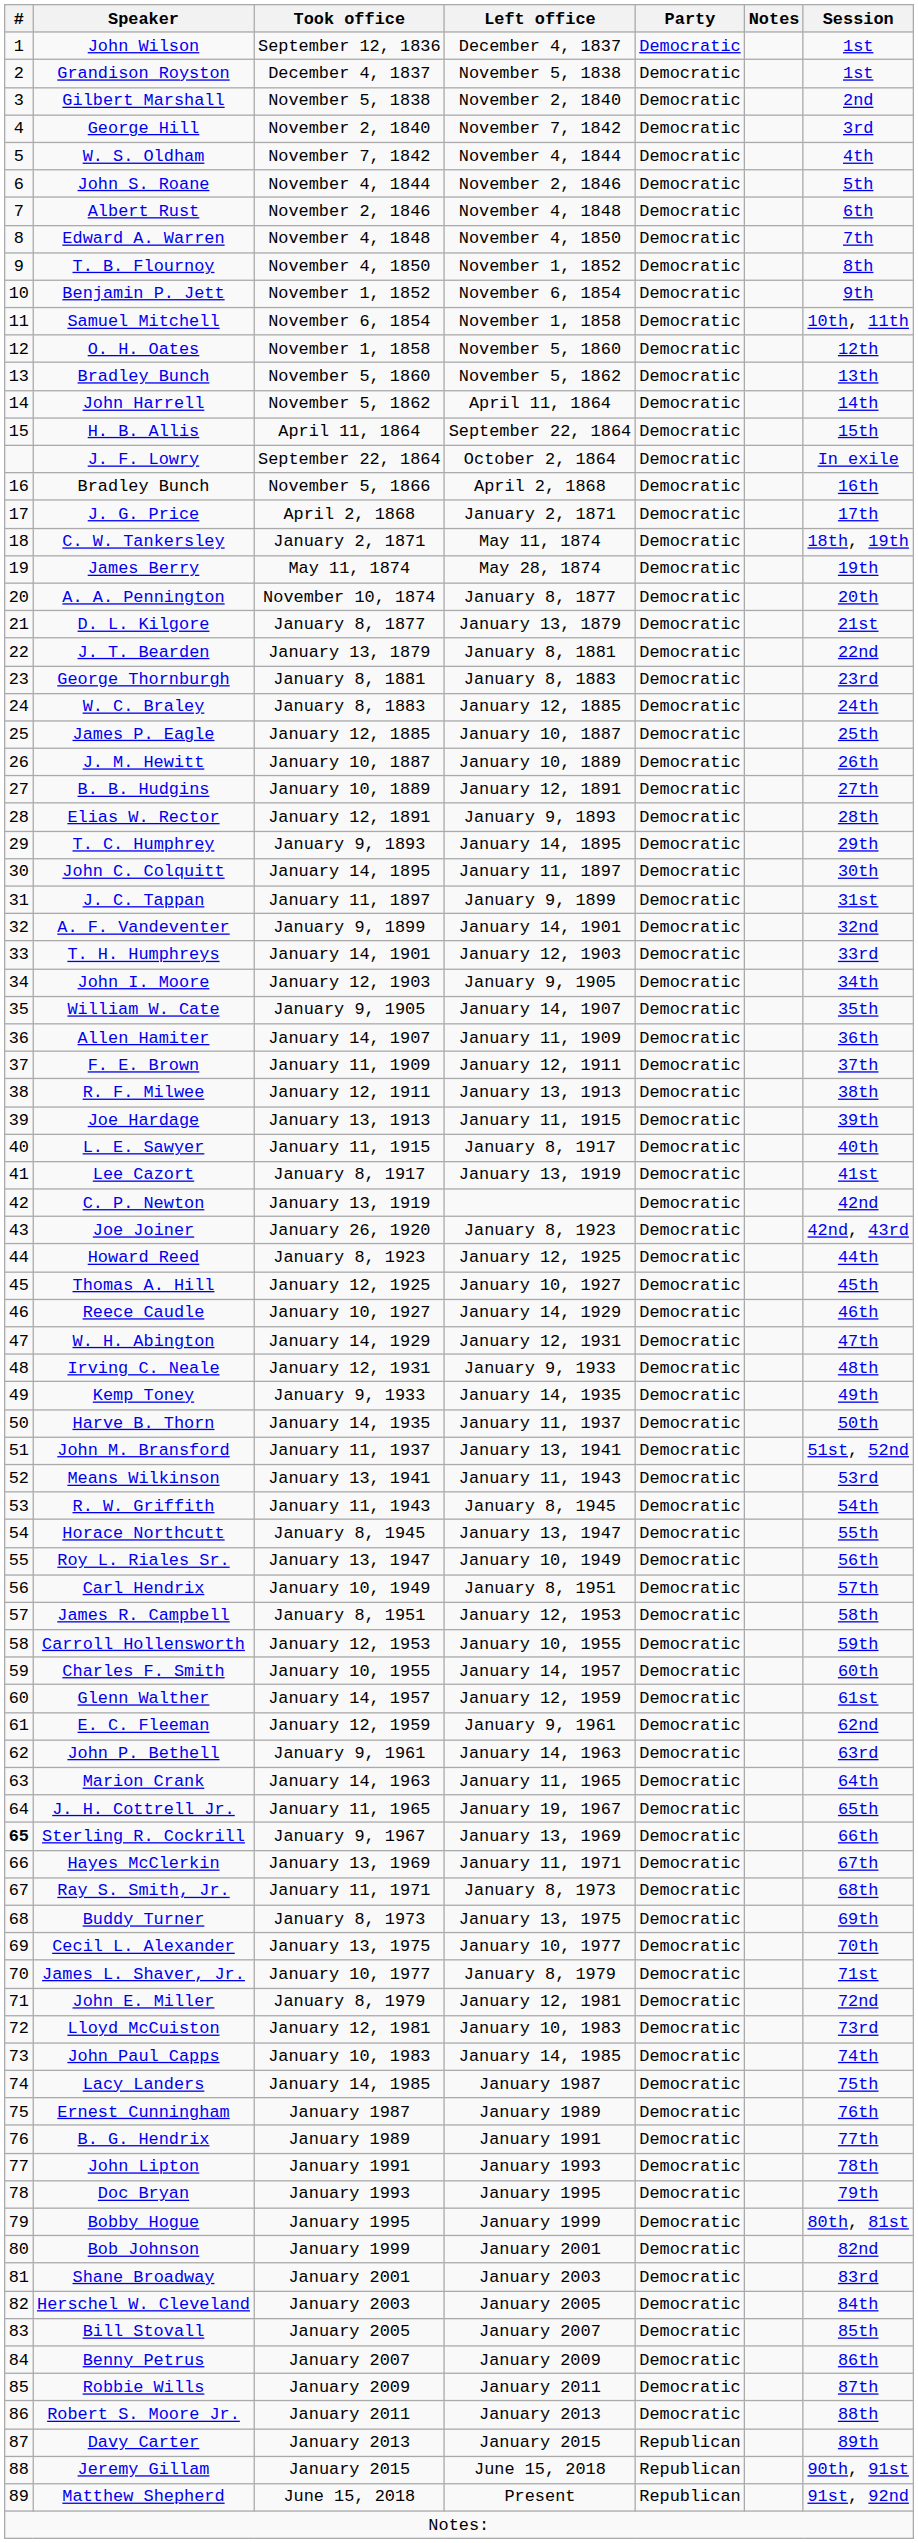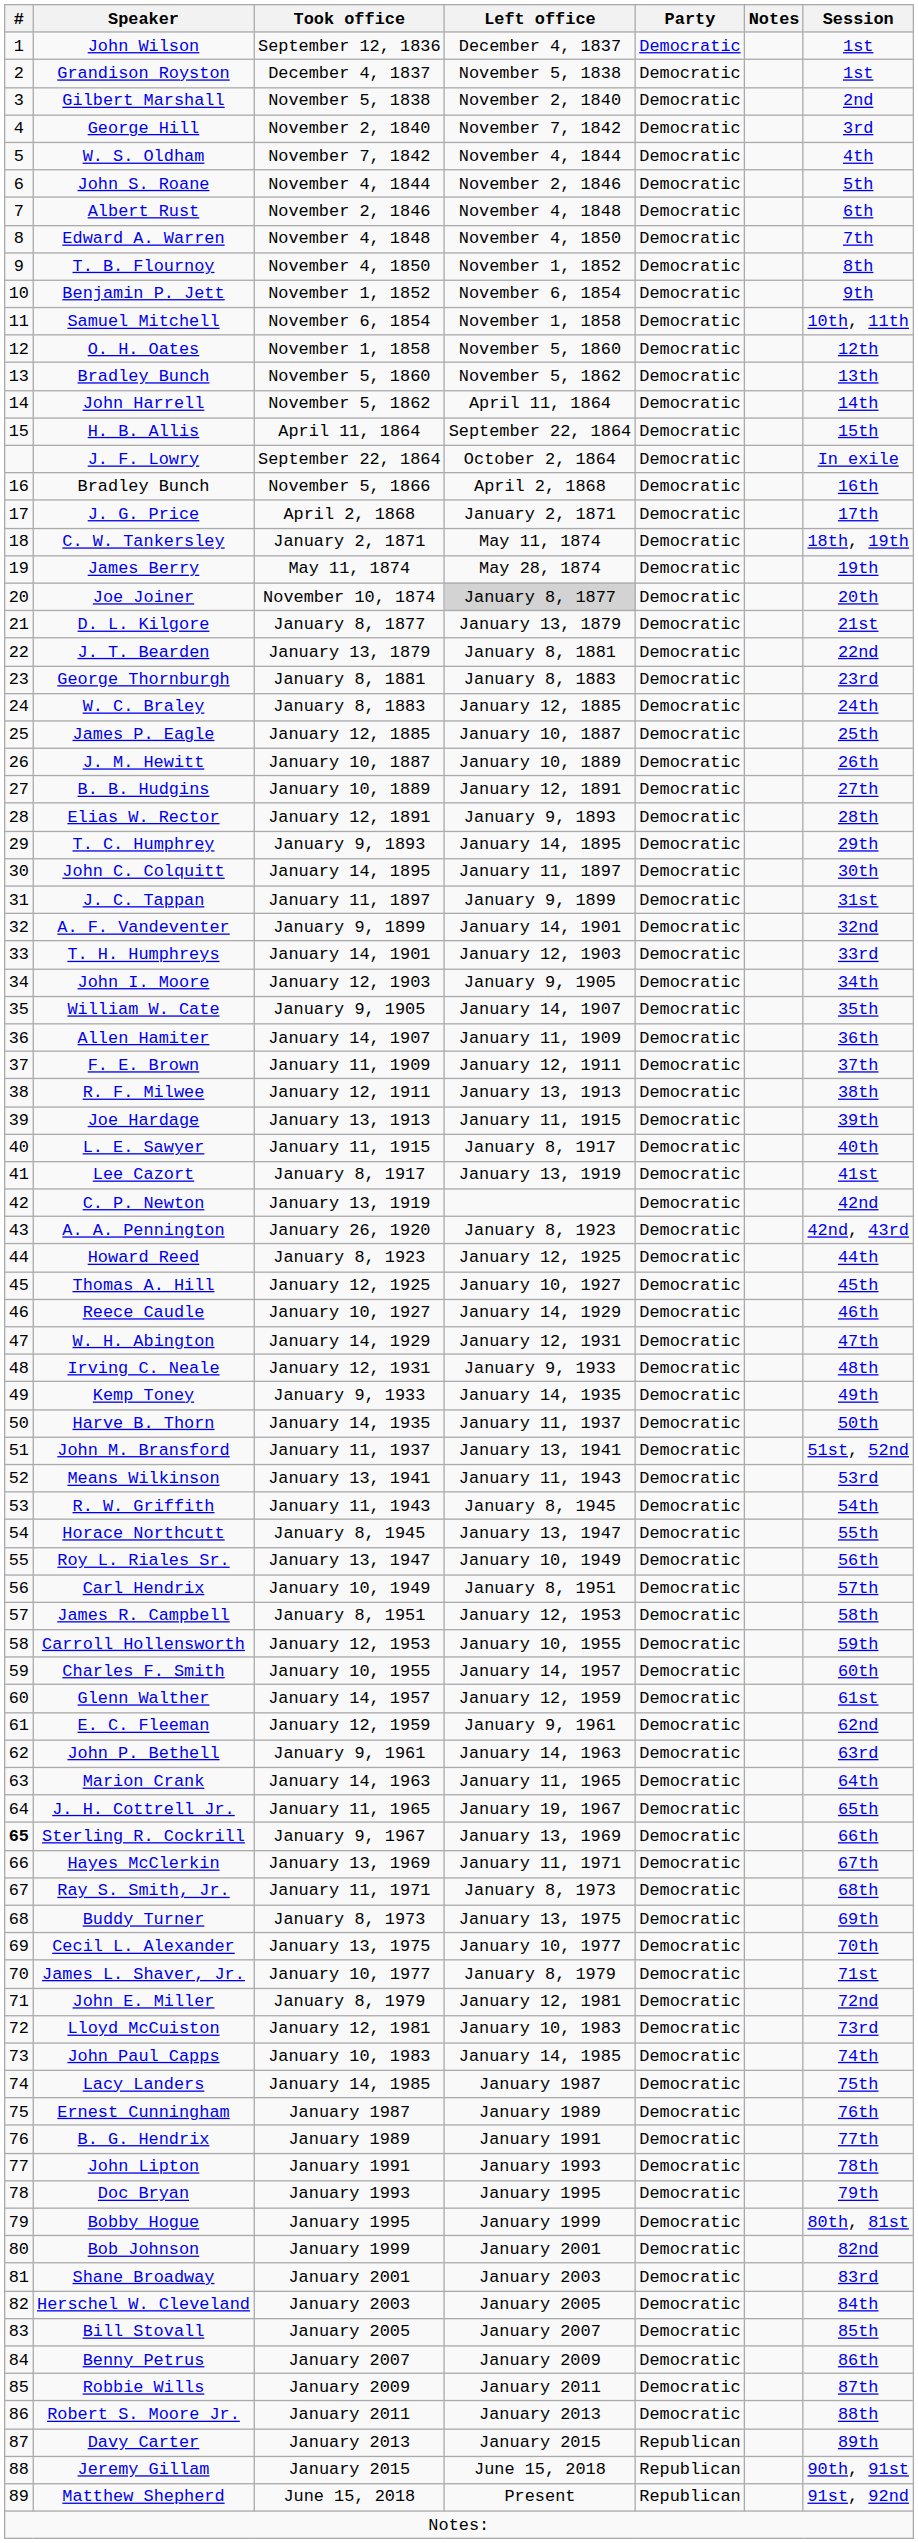(143, 597) A. A. Pennington -> (143, 597) Joe Joiner
(540, 597) no background -> (540, 597) lightgrey background
(143, 1230) Joe Joiner -> (143, 1230) A. A. Pennington
